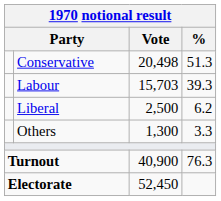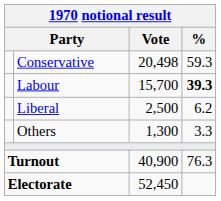(200, 62) 51.3 -> (200, 62) 59.3
(158, 85) 15,703 -> (158, 85) 15,700
(200, 85) normal -> (200, 85) bold
